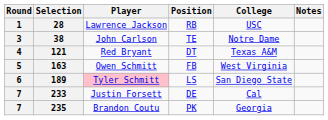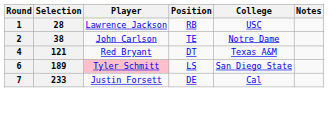(19, 39) 3 -> (19, 39) 2
- row: (59, 66)
- row: (59, 108)
